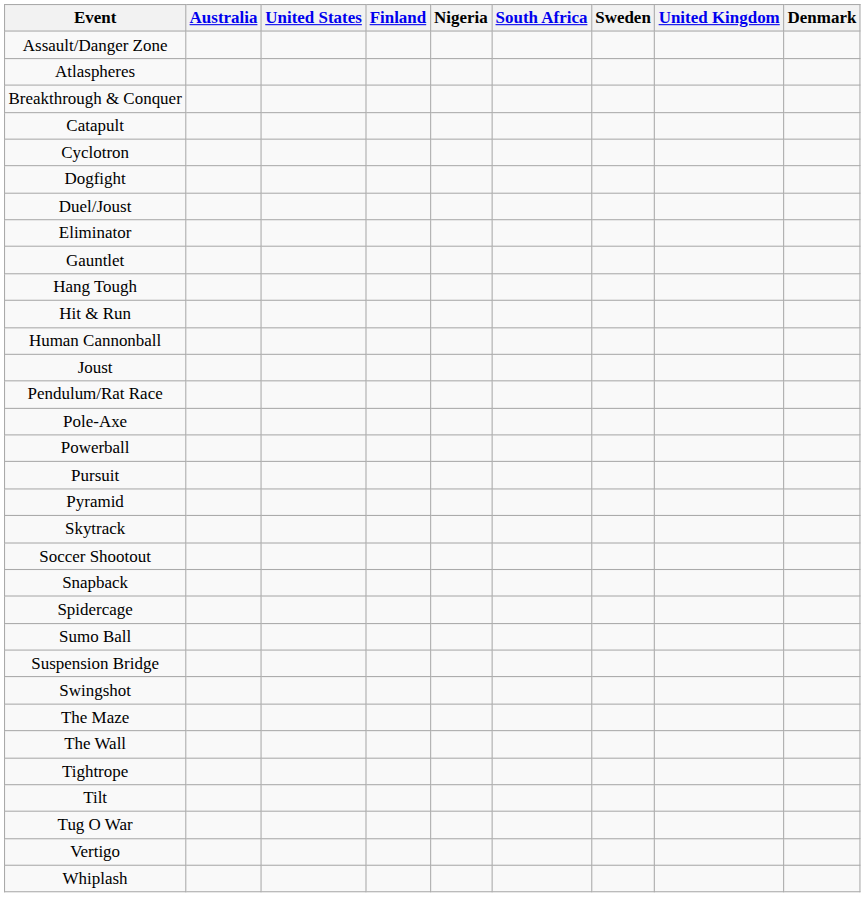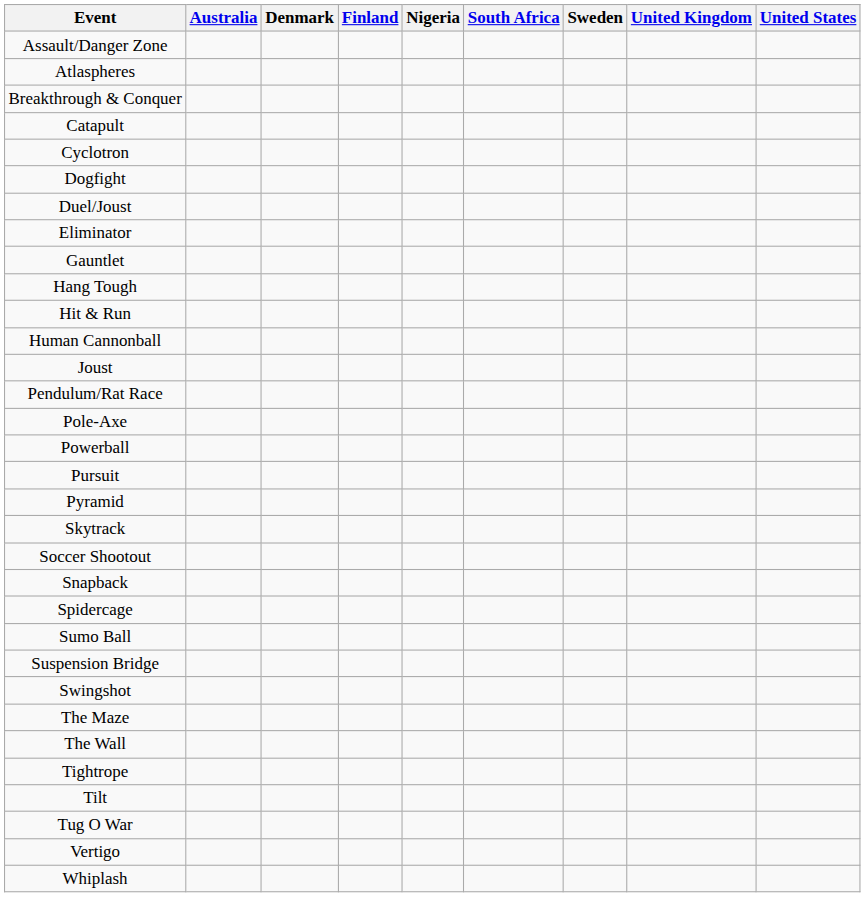columns swapped: (822, 17) <-> (314, 17)
